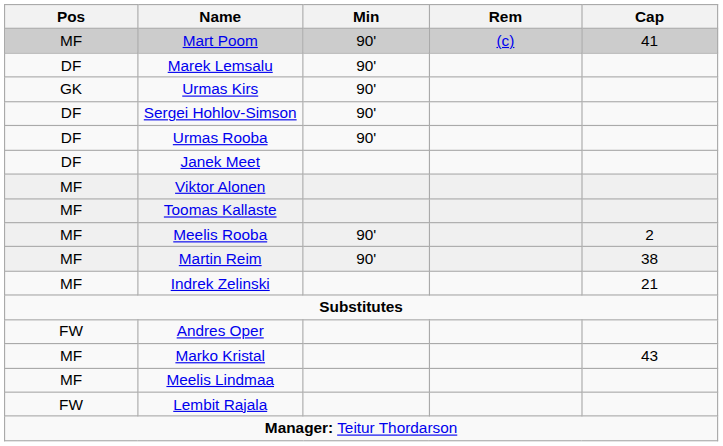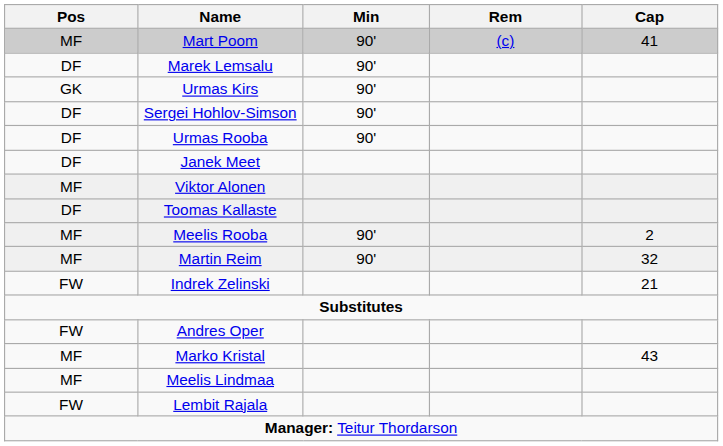(71, 210) MF -> (71, 210) DF
(650, 259) 38 -> (650, 259) 32
(71, 283) MF -> (71, 283) FW
